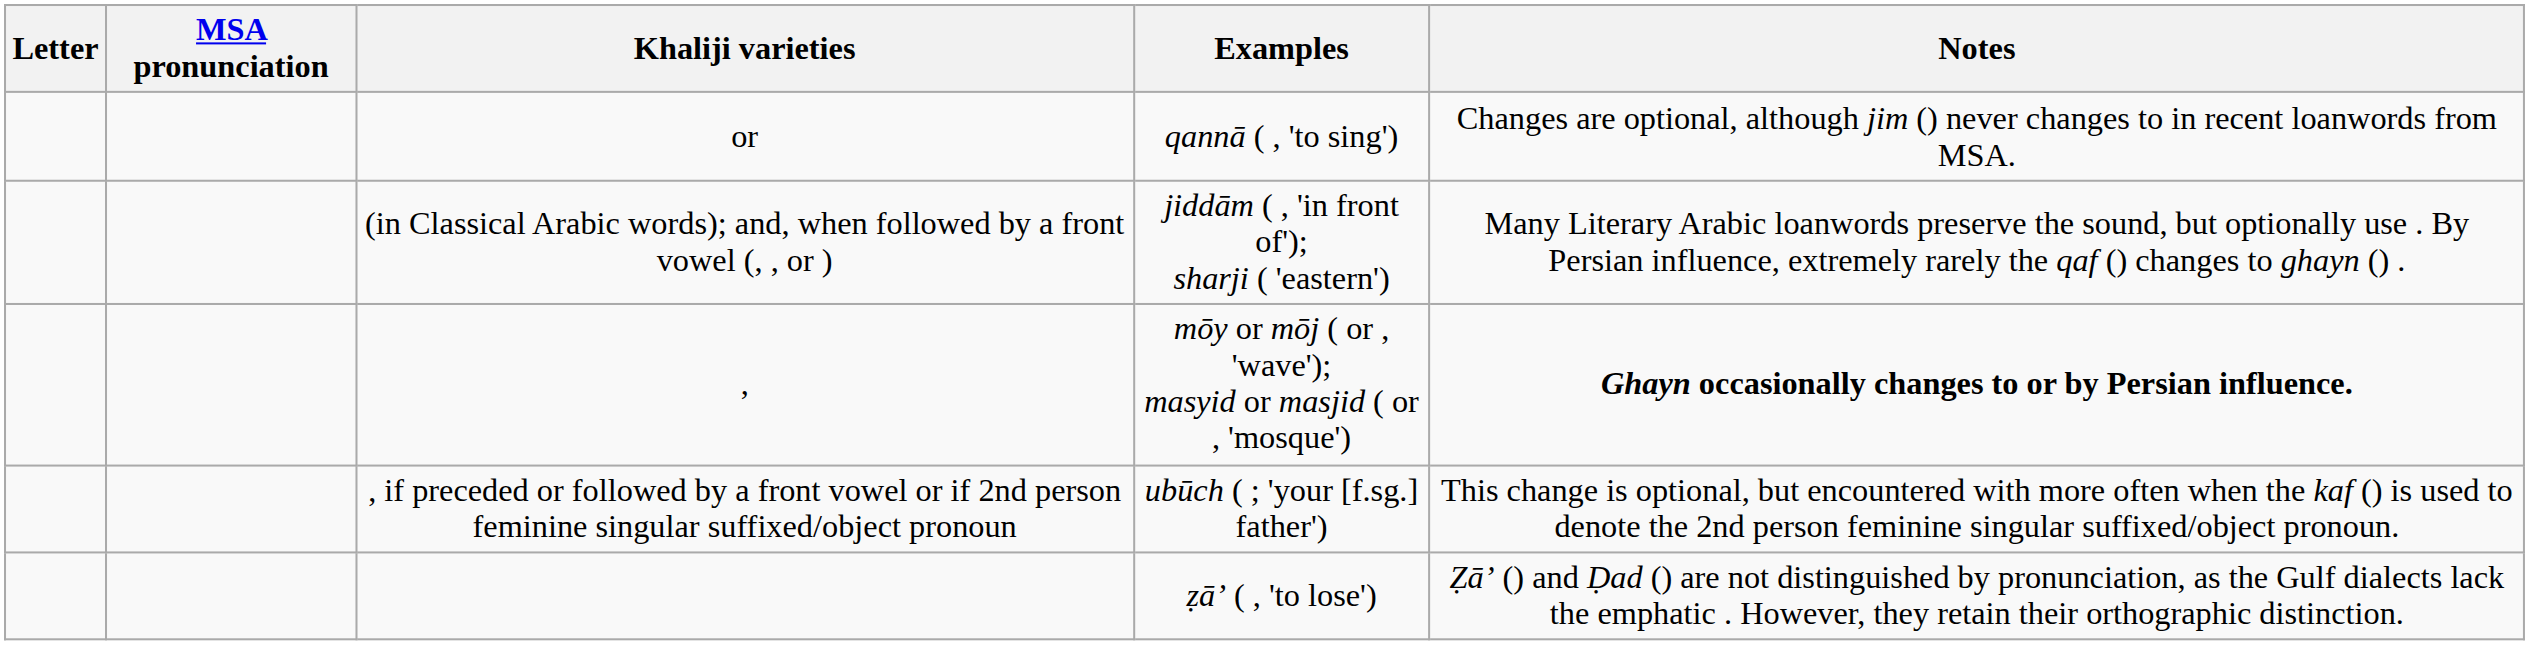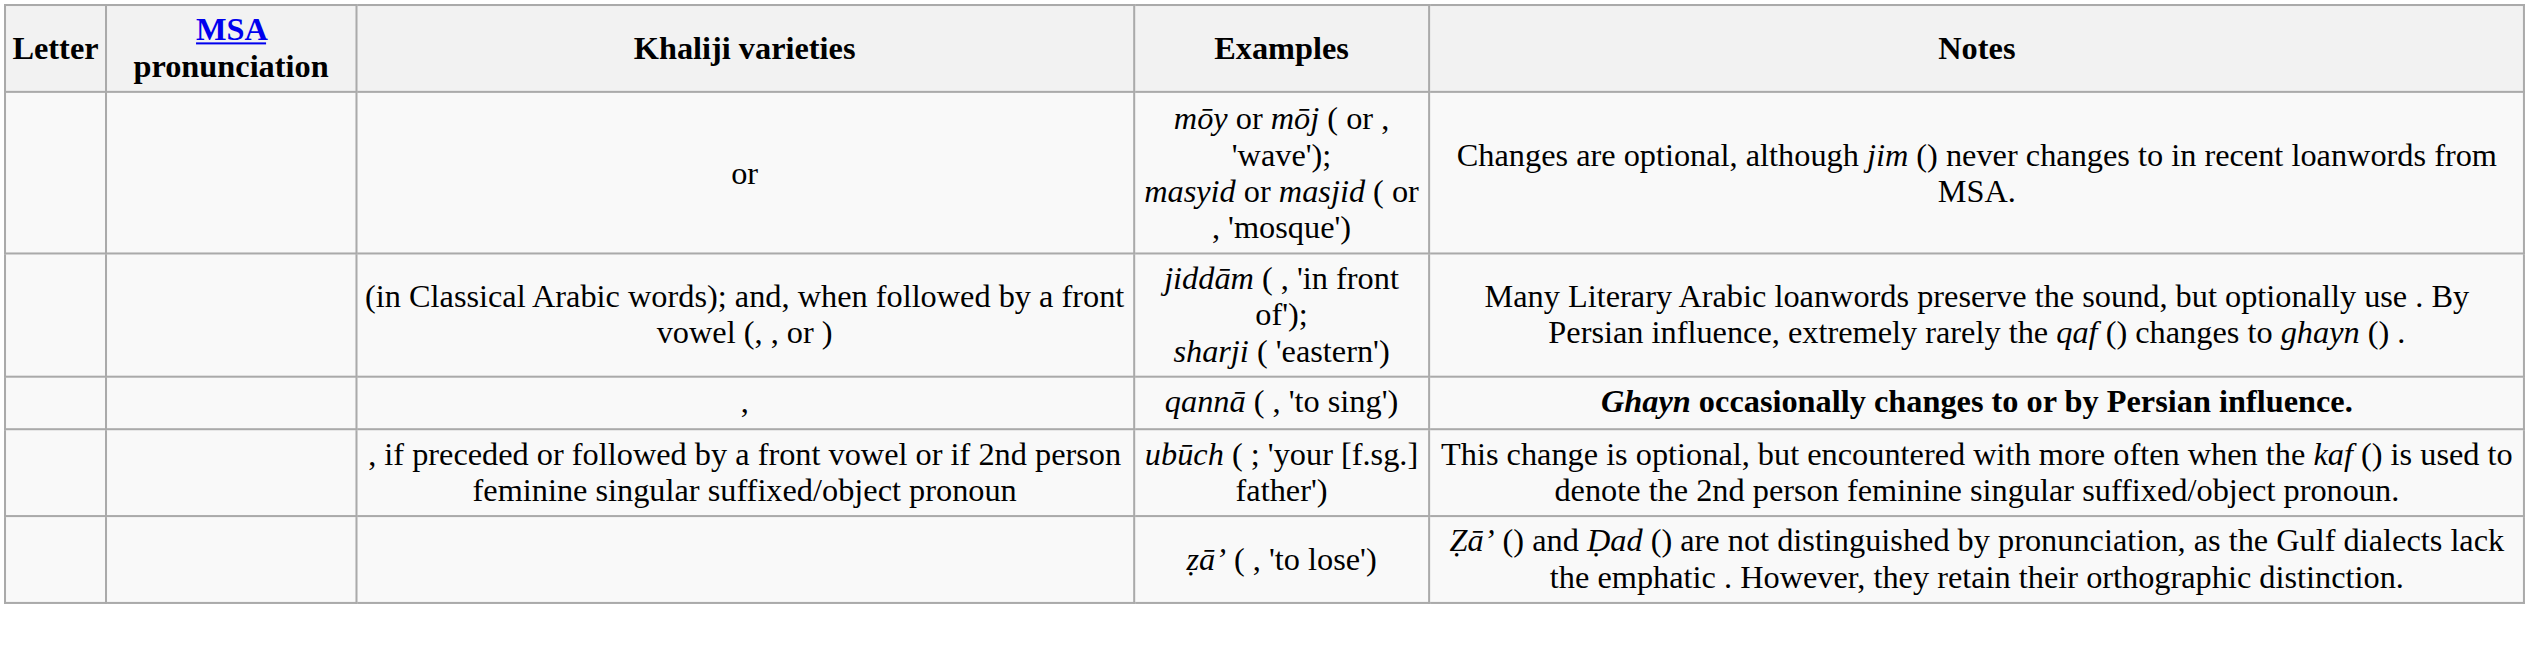(1282, 135) qannā ( , 'to sing') -> (1282, 172) mōy or mōj ( or , 'wave'); masyid or masjid ( or , 'mosque')
(1282, 383) mōy or mōj ( or , 'wave'); masyid or masjid ( or , 'mosque') -> (1282, 402) qannā ( , 'to sing')
